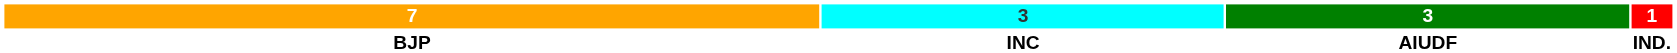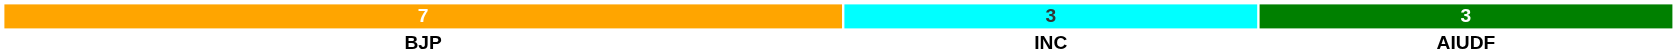- column: (1652, 16)
